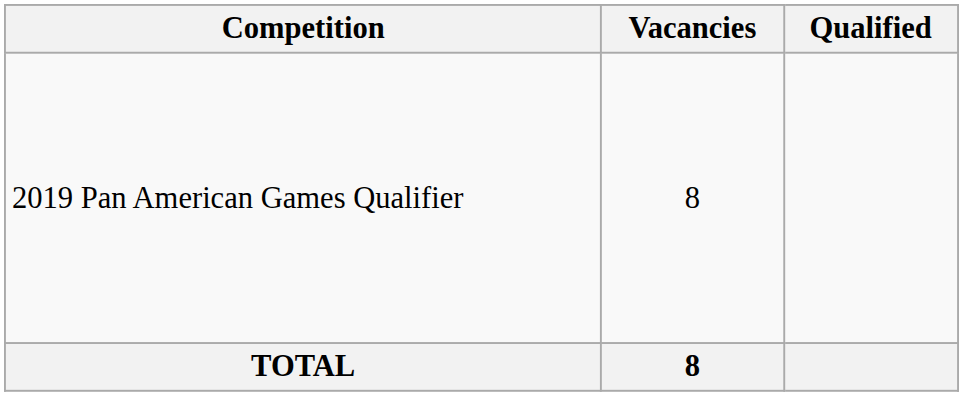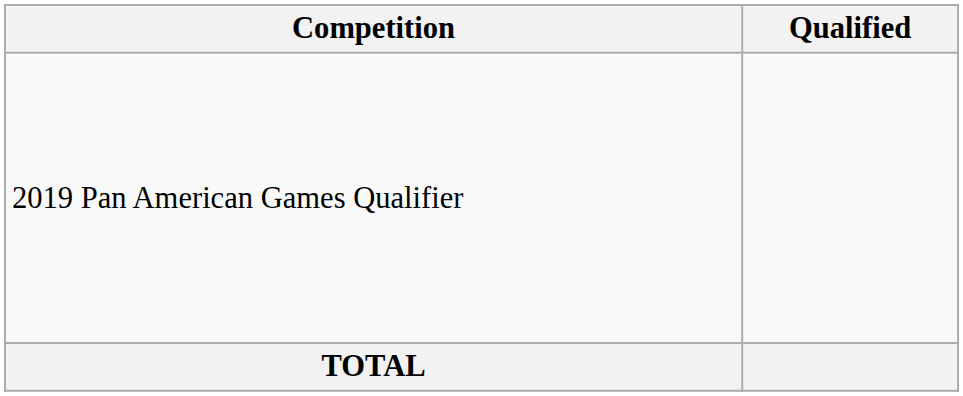- column: (692, 28)
